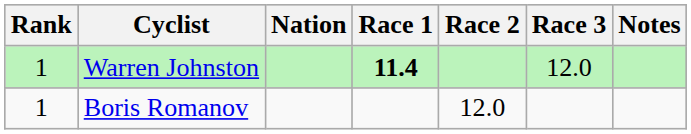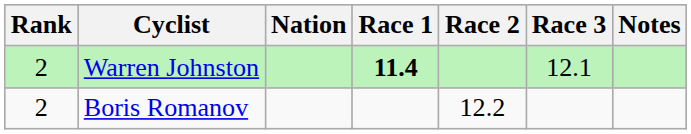(41, 66) 1 -> (41, 66) 2
(569, 66) 12.0 -> (569, 66) 12.1
(41, 107) 1 -> (41, 107) 2
(482, 107) 12.0 -> (482, 107) 12.2
